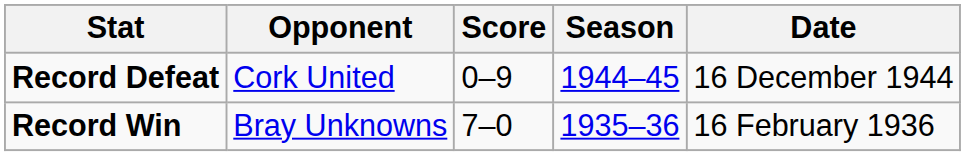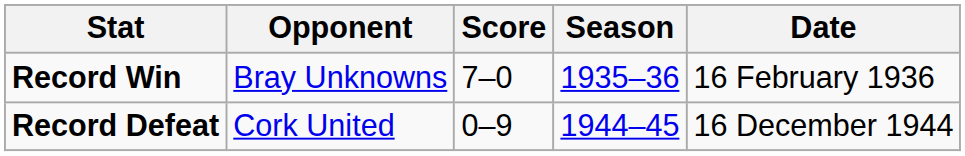rows swapped: (97, 125) <-> (116, 77)
